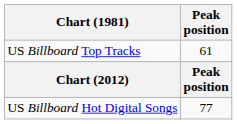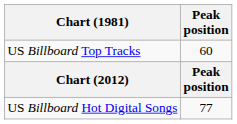(206, 51) 61 -> (206, 51) 60
